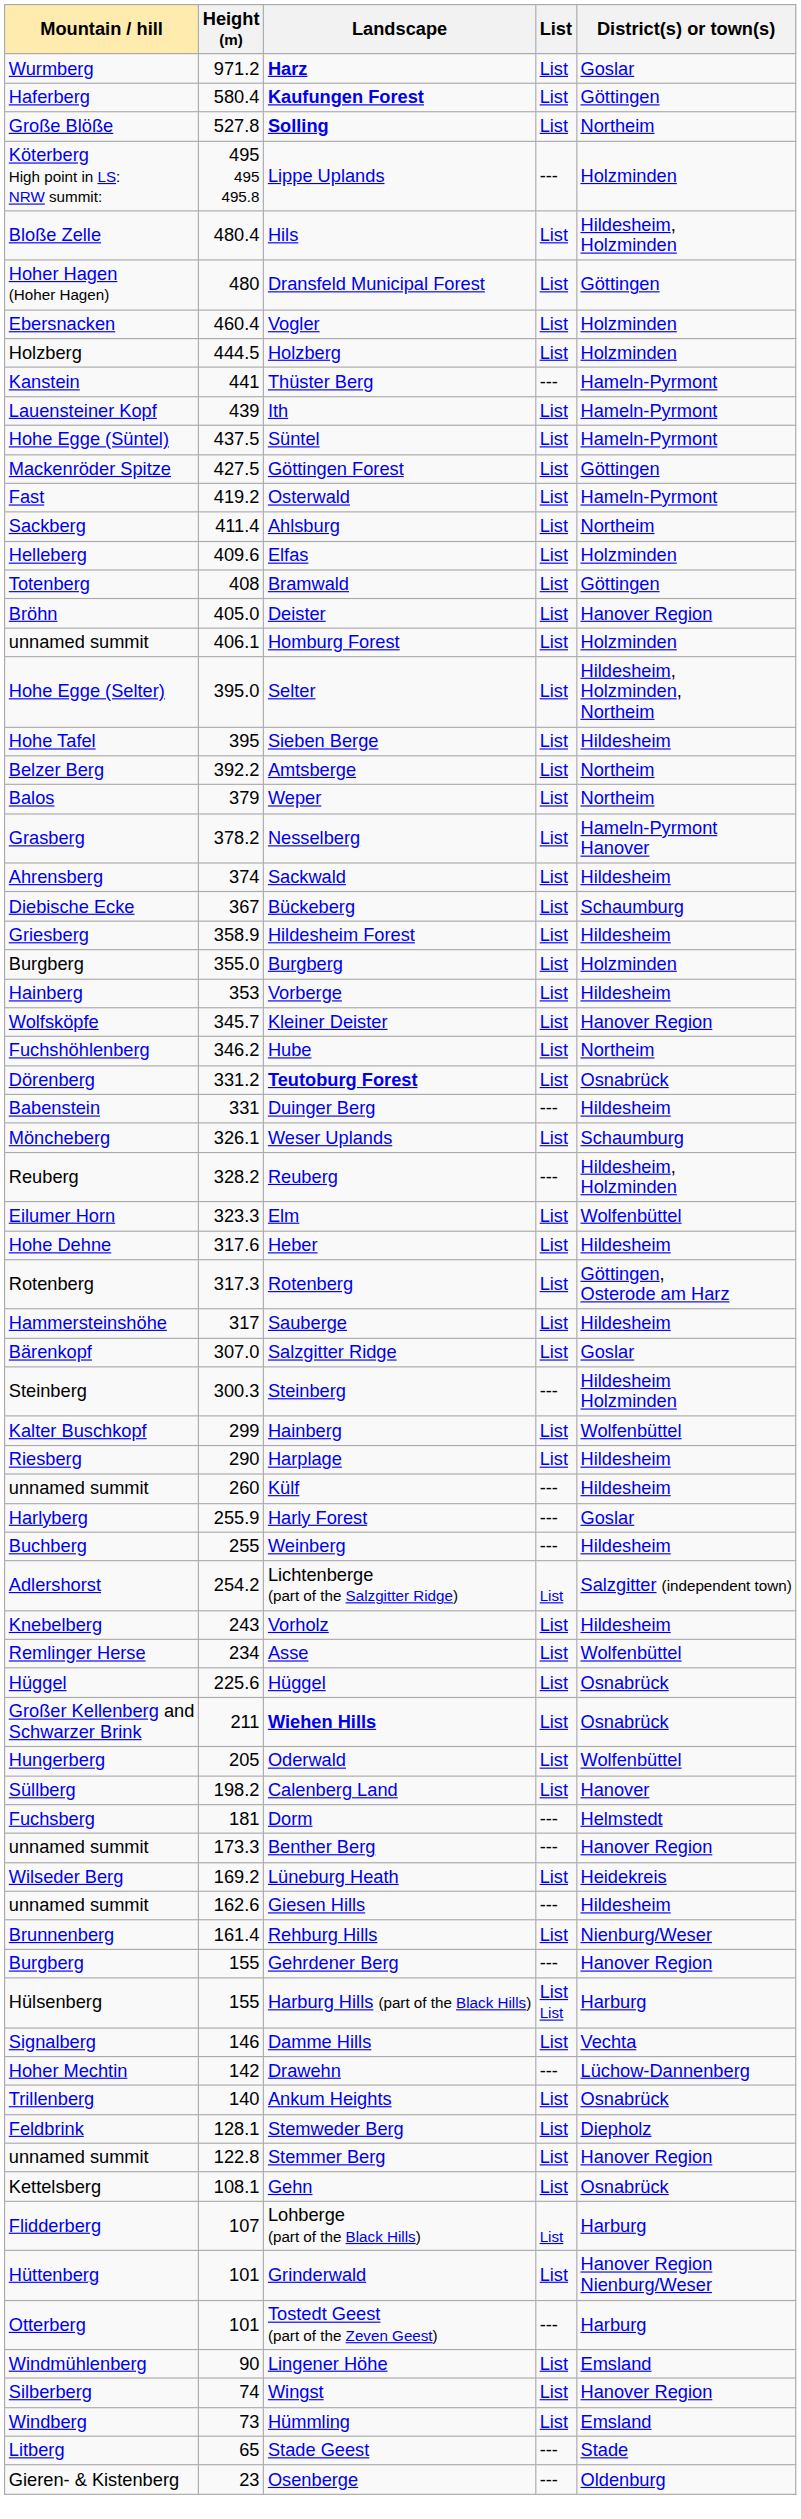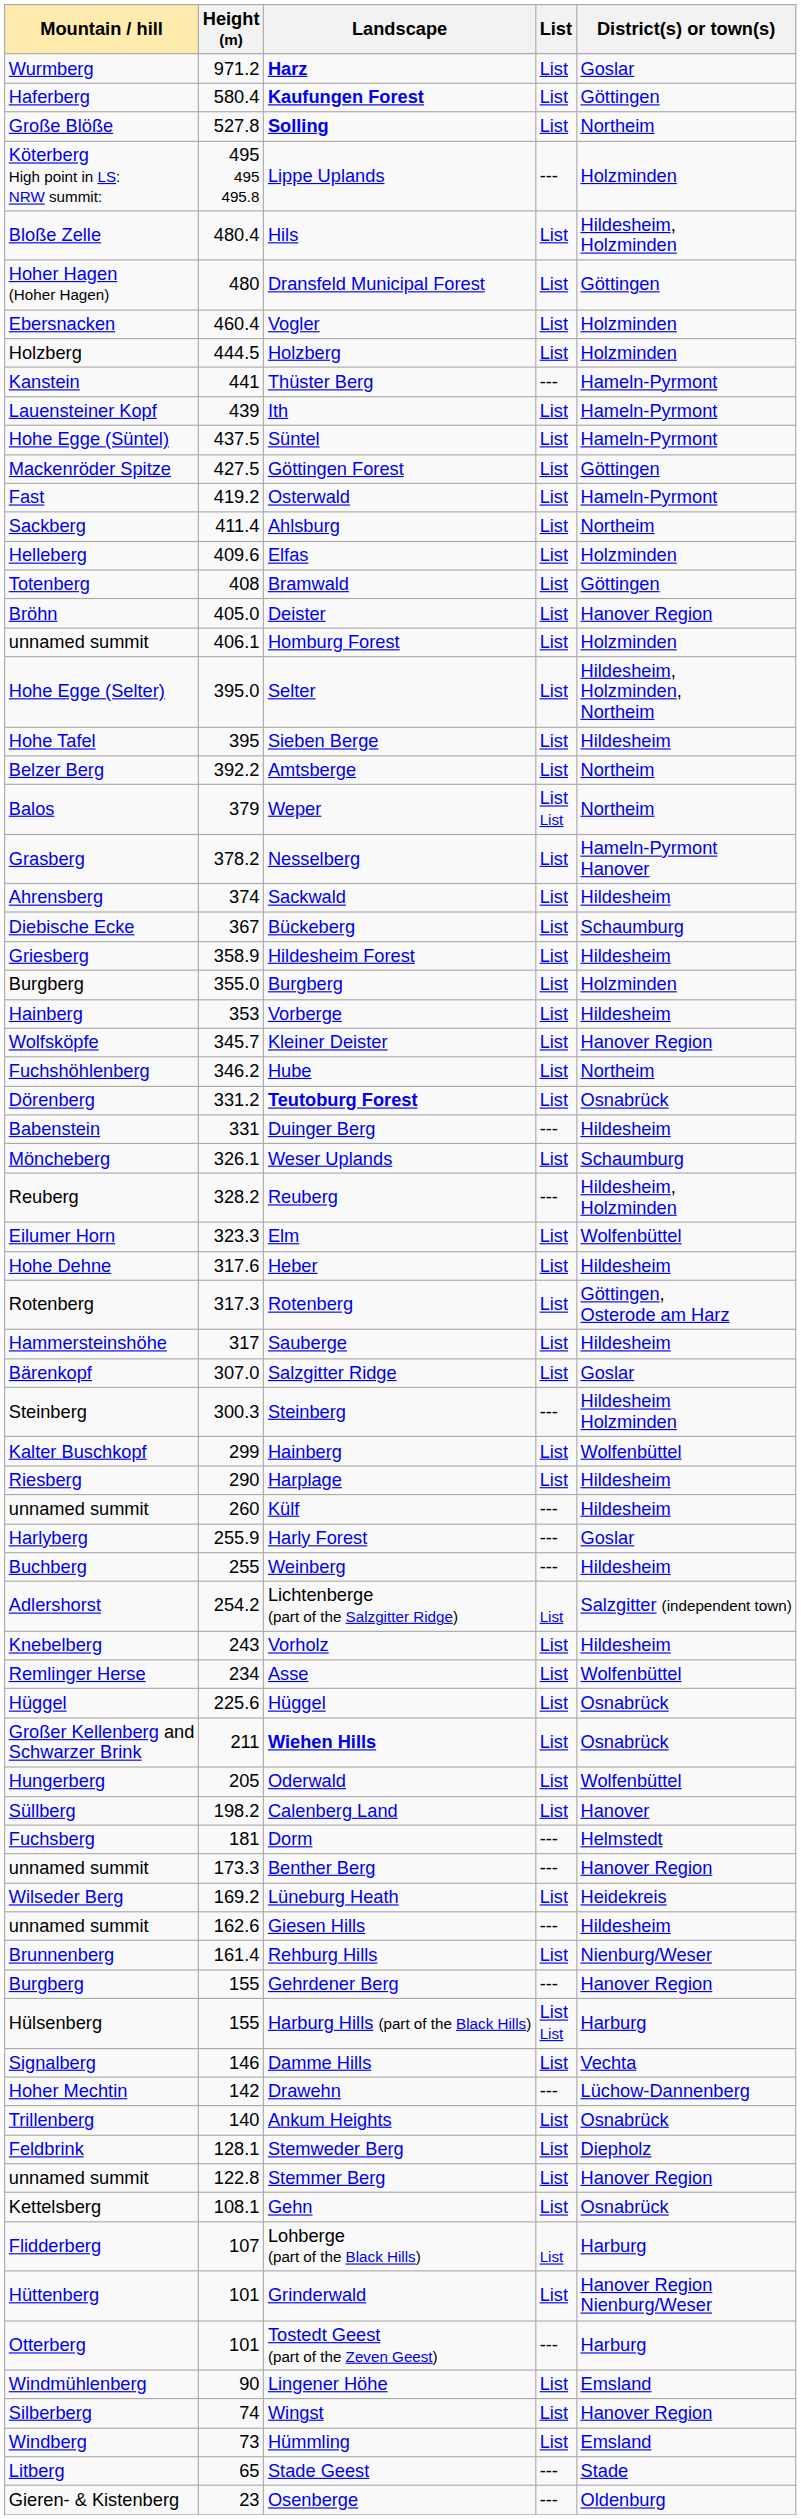(554, 799) List -> (554, 809) List List
